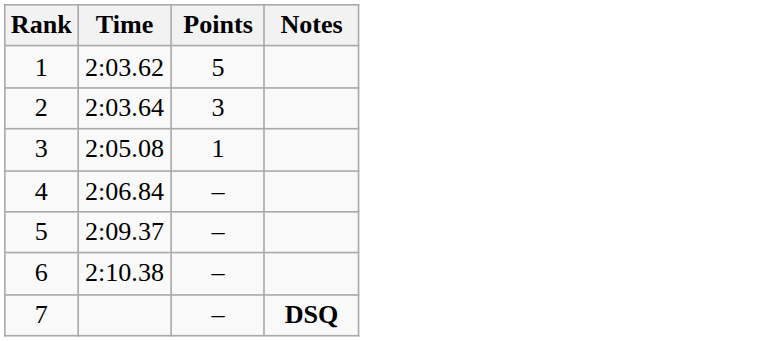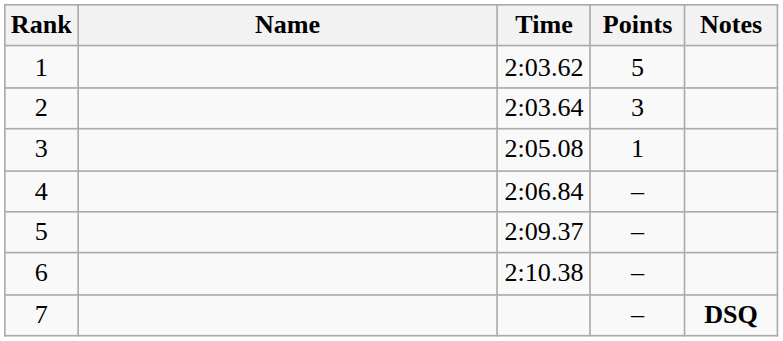+ column: (287, 25)
